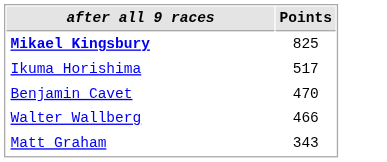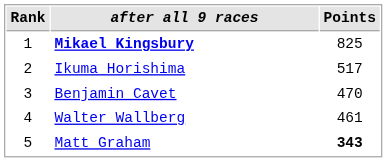+ column: (28, 18)
(306, 118) 466 -> (350, 118) 461
(306, 143) normal -> (350, 143) bold
